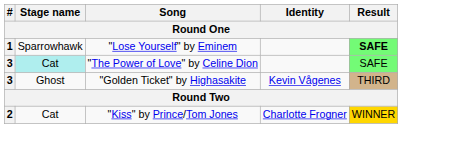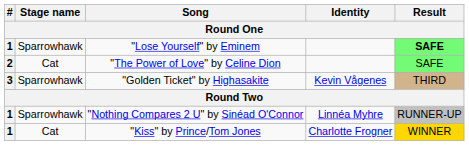(10, 64) 3 -> (10, 64) 2
(50, 64) paleturquoise background -> (50, 64) no background
(50, 81) Ghost -> (50, 81) Sparrowhawk
+ row: (196, 115)
(10, 115) 2 -> (10, 132) 1
